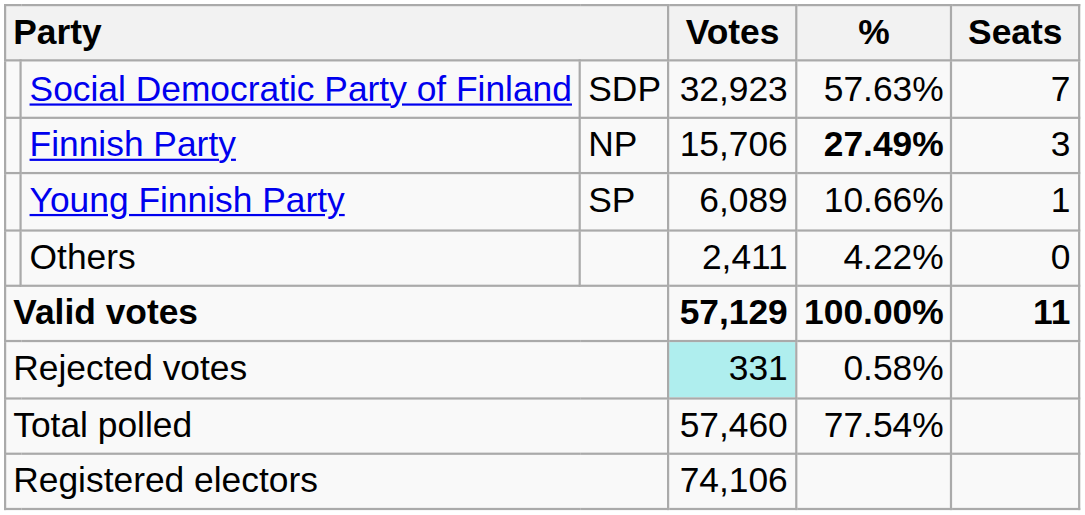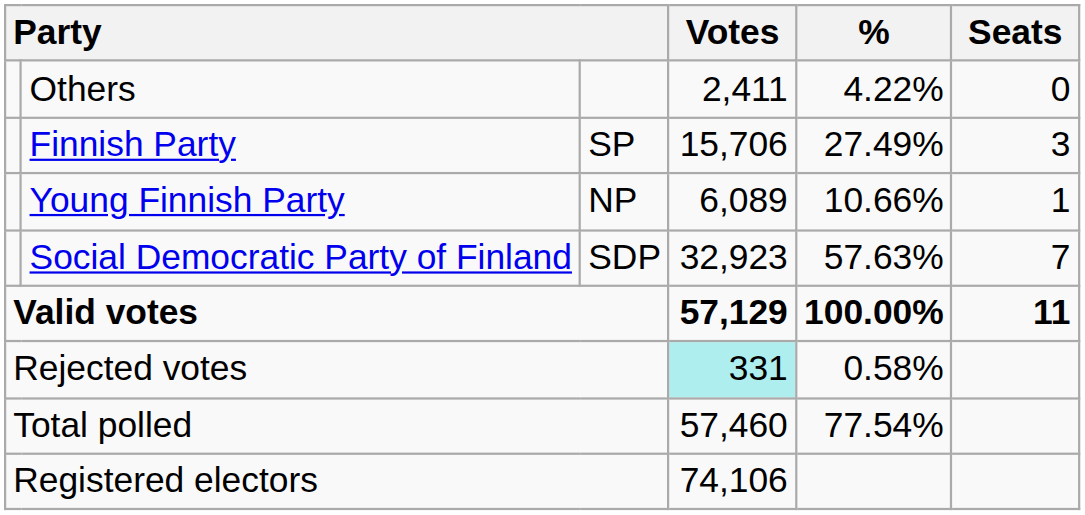rows swapped: (301, 88) <-> (83, 256)
(613, 144) NP -> (612, 144) SP
(884, 144) bold -> (884, 144) normal
(612, 200) SP -> (613, 200) NP
